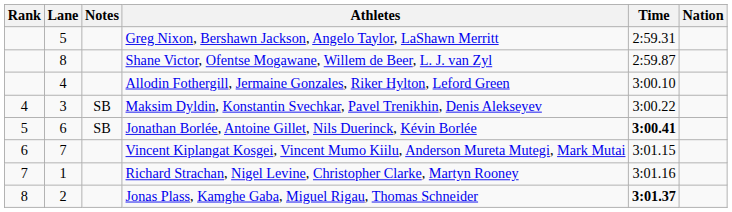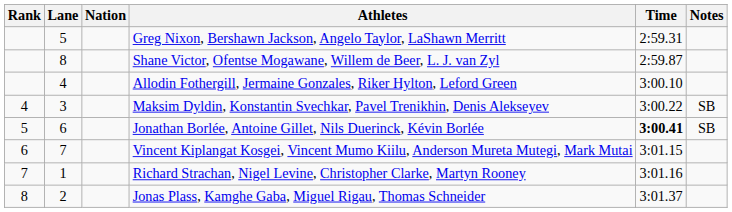columns swapped: (703, 15) <-> (102, 15)
(654, 196) bold -> (661, 196) normal
